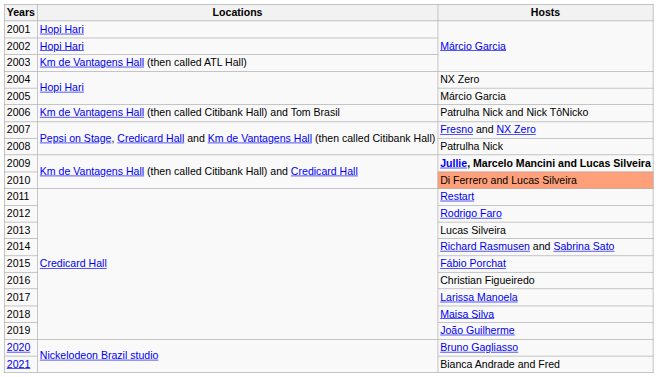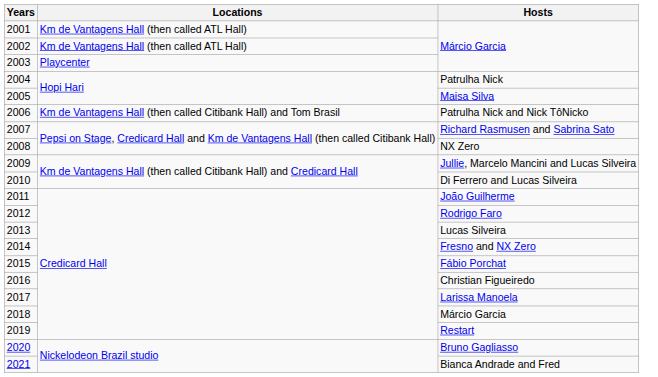(62, 29) Hopi Hari -> (143, 29) Km de Vantagens Hall (then called ATL Hall)
(62, 46) Hopi Hari -> (143, 46) Km de Vantagens Hall (then called ATL Hall)
(143, 63) Km de Vantagens Hall (then called ATL Hall) -> (65, 63) Playcenter
(460, 79) NX Zero -> (472, 79) Patrulha Nick
(473, 96) Márcio Garcia -> (467, 96) Maisa Silva
(488, 130) Fresno and NX Zero -> (527, 130) Richard Rasmusen and Sabrina Sato
(472, 146) Patrulha Nick -> (460, 146) NX Zero
(545, 163) bold -> (538, 163) normal
(509, 180) lightsalmon background -> (509, 180) no background
(457, 197) Restart -> (477, 197) João Guilherme
(527, 247) Richard Rasmusen and Sabrina Sato -> (488, 247) Fresno and NX Zero
(467, 314) Maisa Silva -> (473, 314) Márcio Garcia
(477, 331) João Guilherme -> (457, 331) Restart
